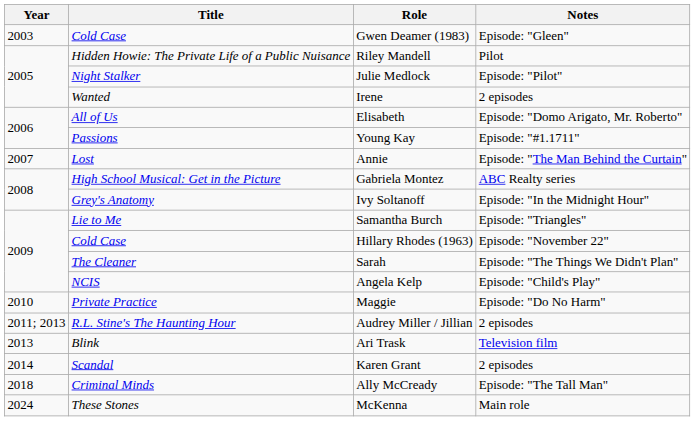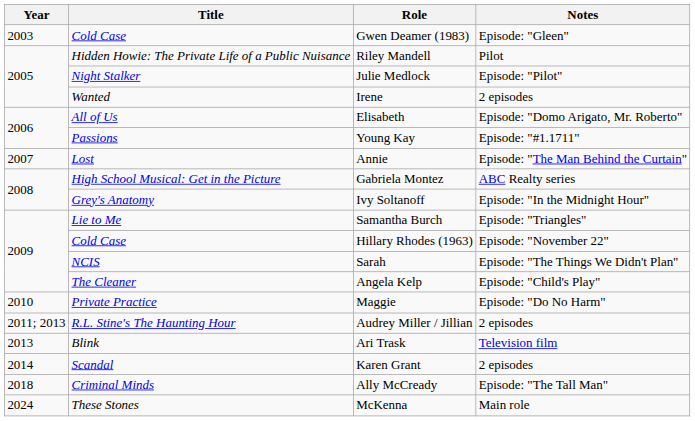(104, 261) The Cleaner -> (86, 261) NCIS
(86, 281) NCIS -> (104, 281) The Cleaner
